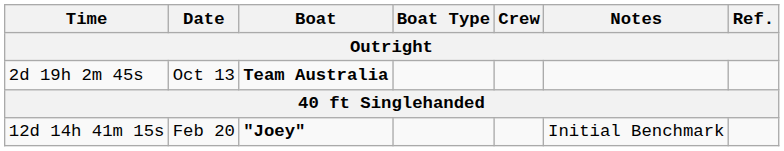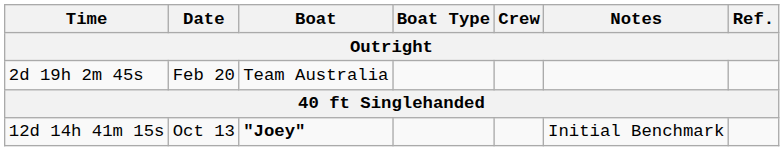(204, 75) Oct 13 -> (204, 75) Feb 20
(316, 75) bold -> (316, 75) normal
(204, 131) Feb 20 -> (204, 131) Oct 13
